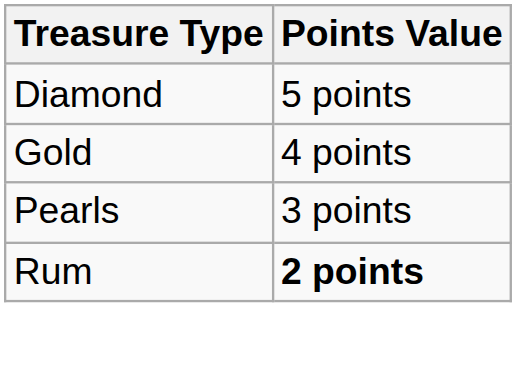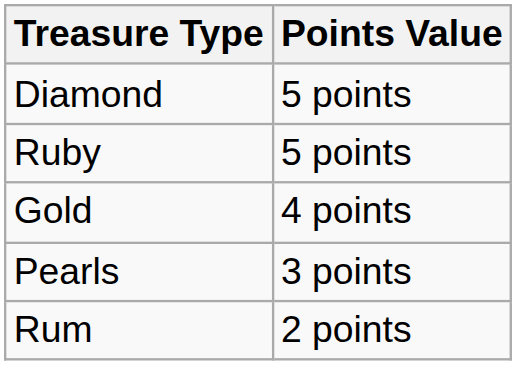+ row: (57, 152)
(352, 270) bold -> (346, 329) normal
